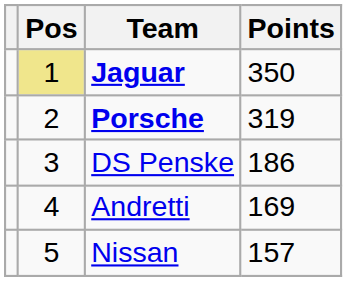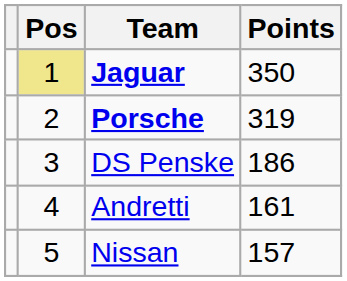(271, 207) 169 -> (271, 207) 161
